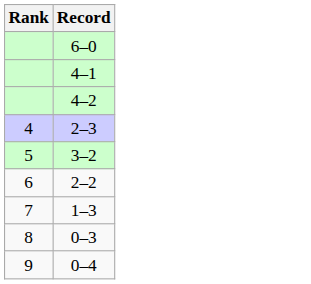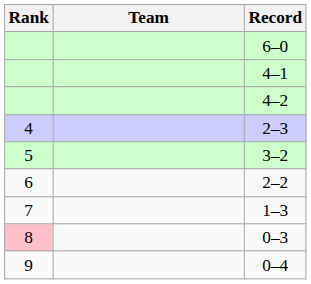+ column: (149, 18)
(29, 237) no background -> (29, 237) pink background
